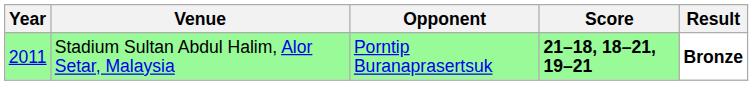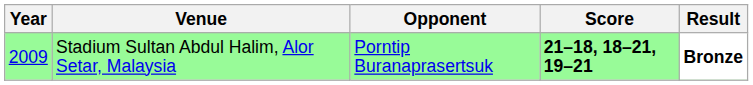(28, 56) 2011 -> (28, 56) 2009
